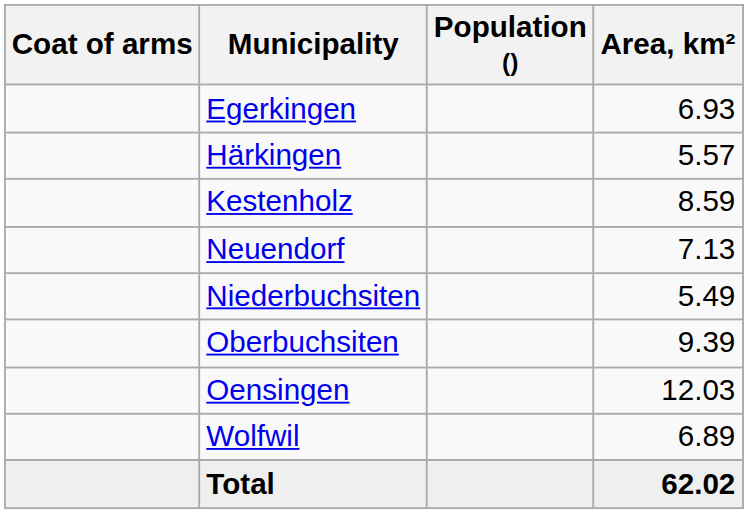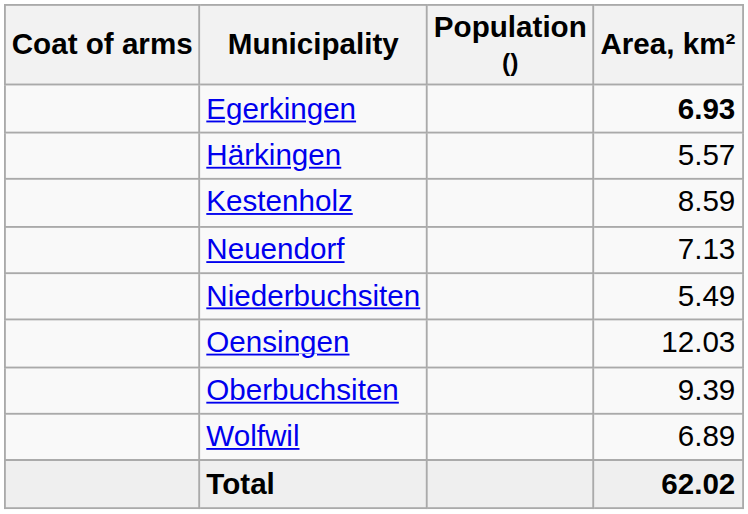(707, 108) normal -> (707, 108) bold
rows swapped: (303, 342) <-> (278, 389)
